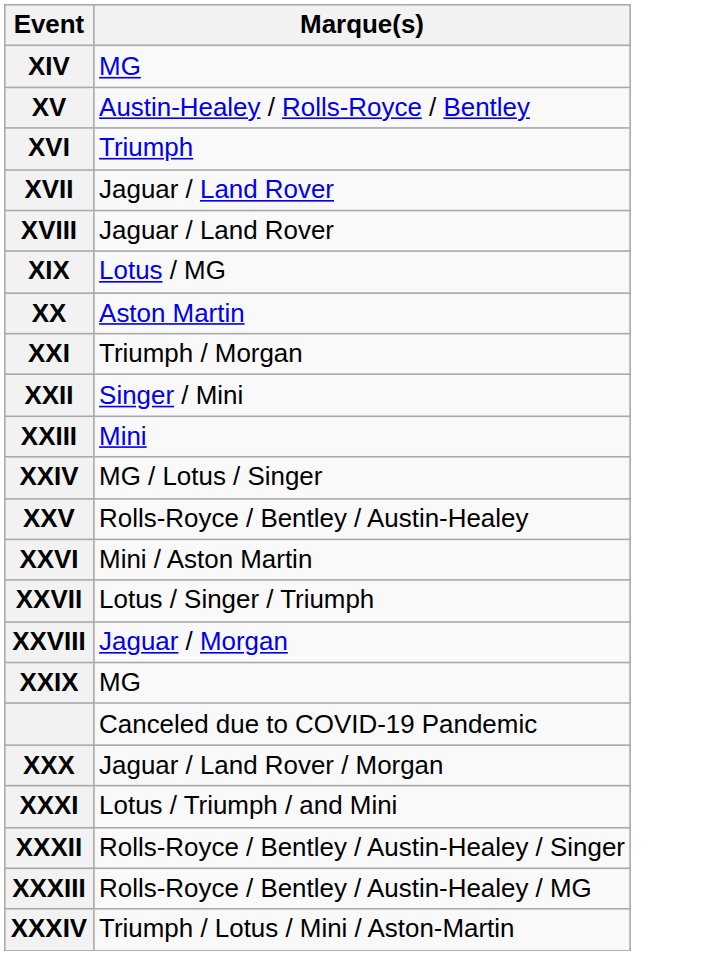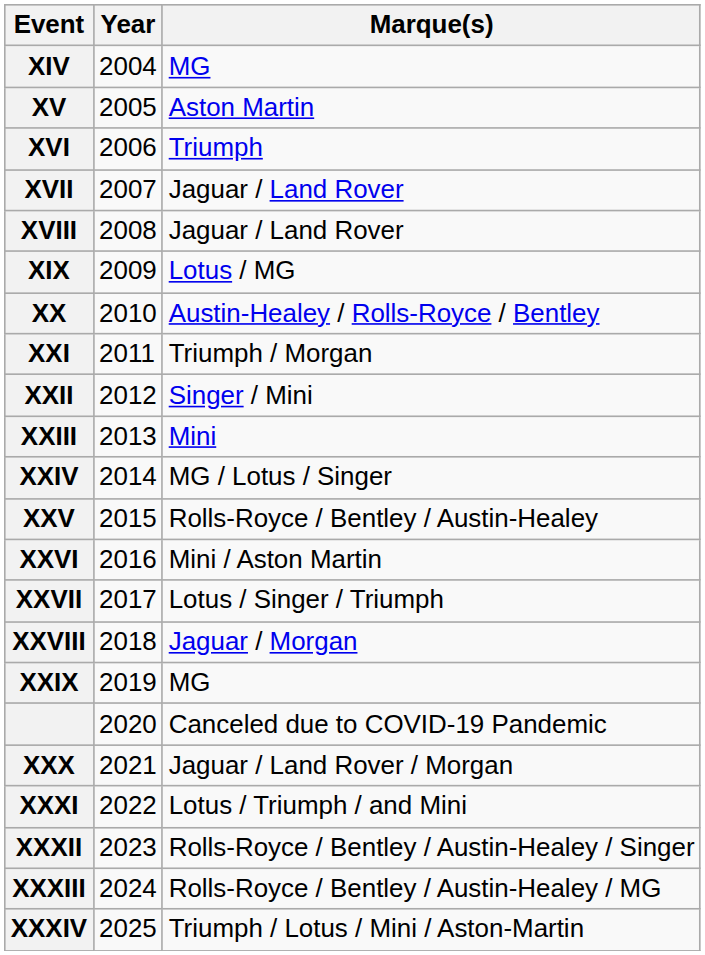+ column: (128, 25)
(314, 107) Austin-Healey / Rolls-Royce / Bentley -> (241, 107) Aston Martin
(172, 312) Aston Martin -> (384, 312) Austin-Healey / Rolls-Royce / Bentley
